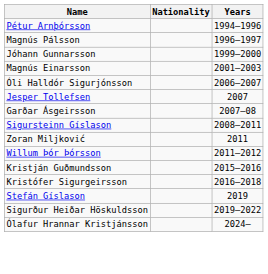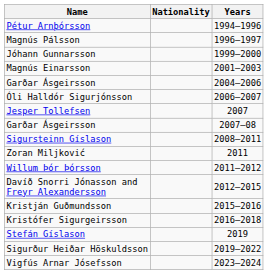+ row: (51, 82)
+ row: (72, 187)
+ row: (64, 263)
- row: (77, 224)
